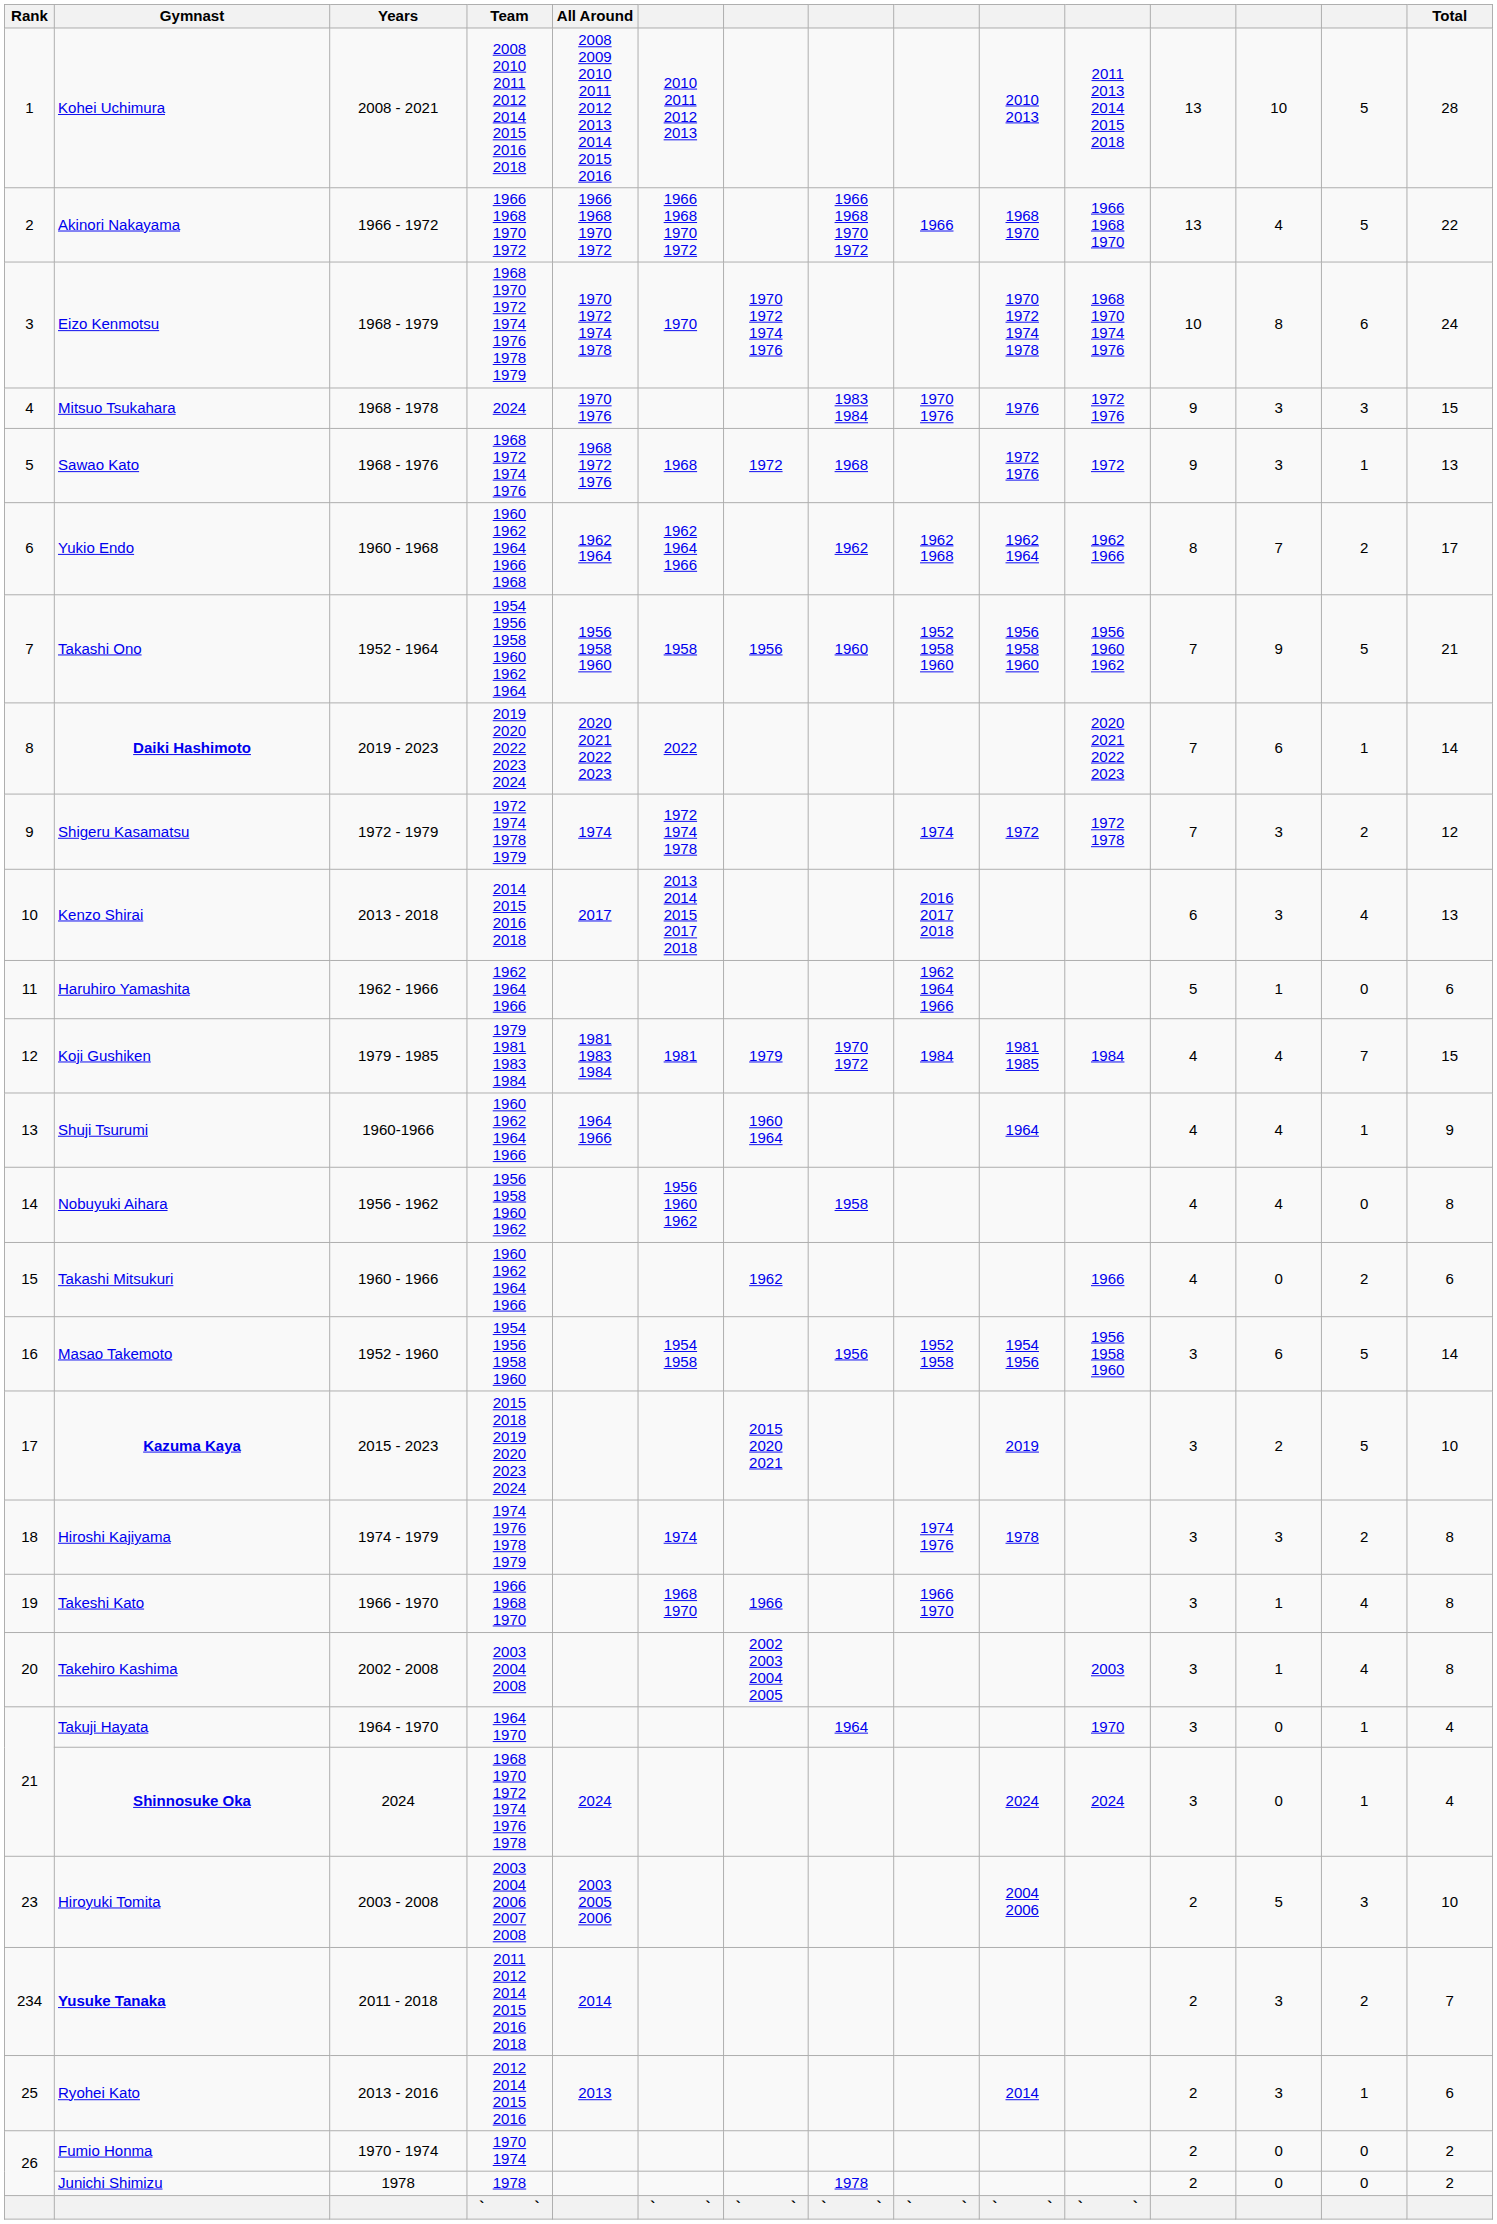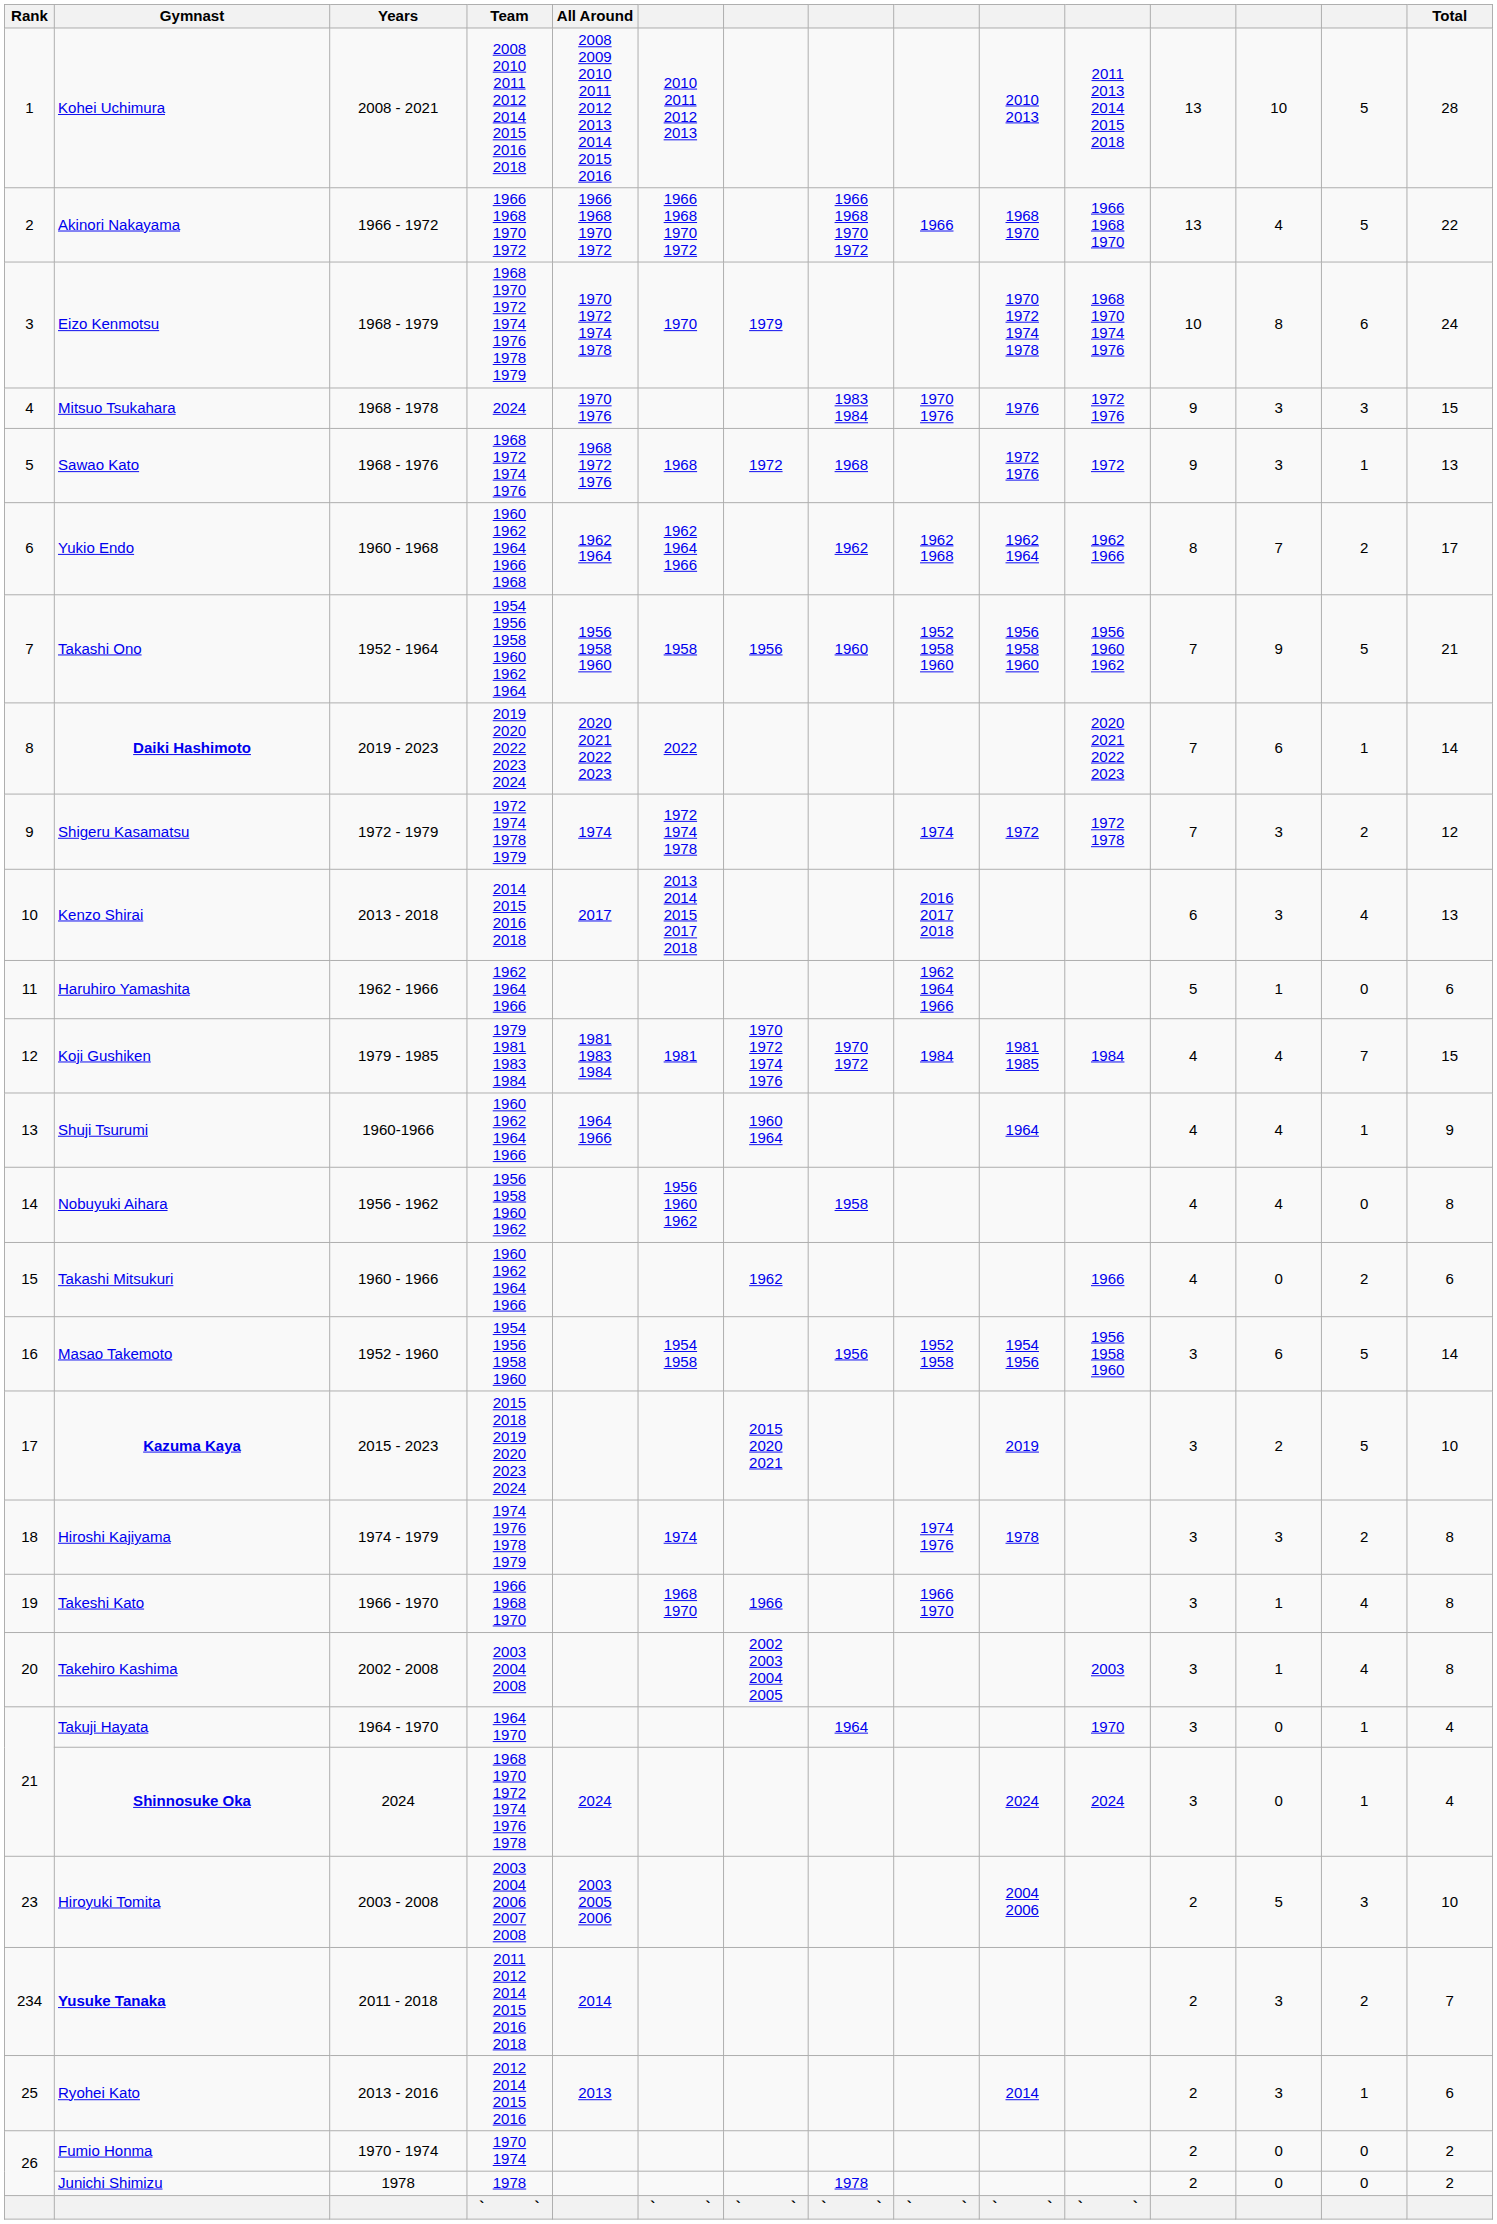(766, 324) 1970 1972 1974 1976 -> (766, 324) 1979
(766, 1055) 1979 -> (766, 1055) 1970 1972 1974 1976
